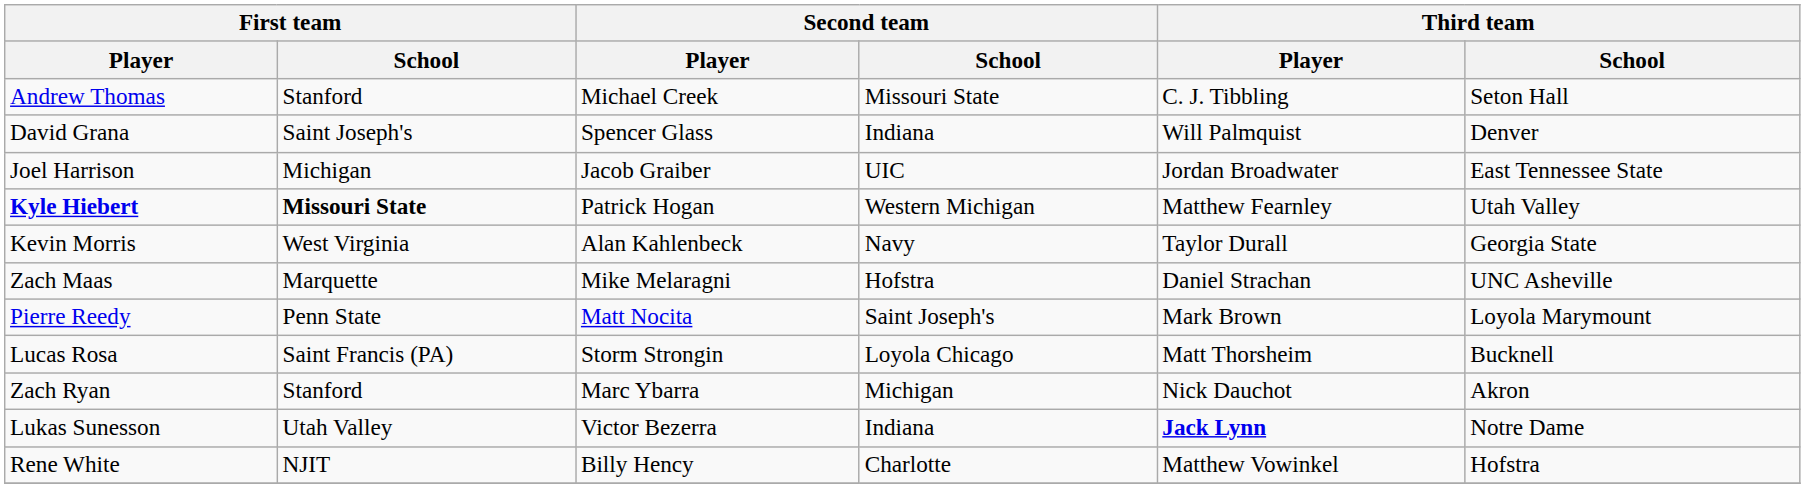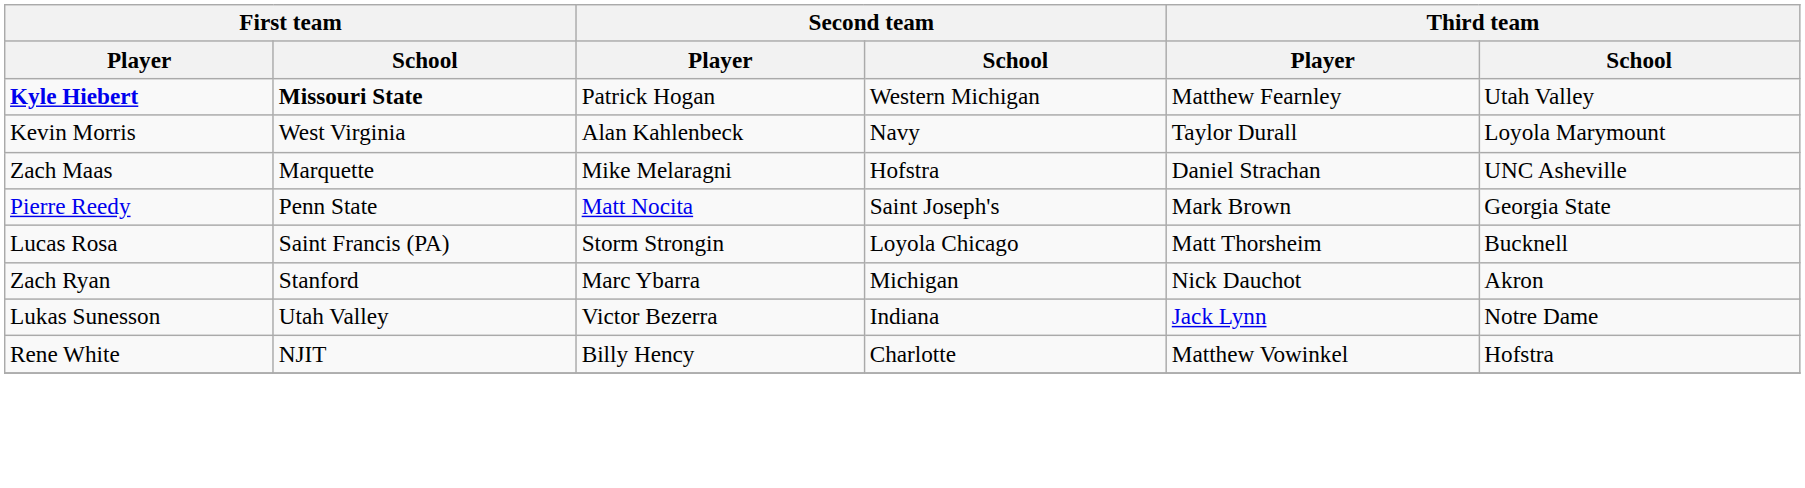- row: (87, 96)
- row: (70, 133)
- row: (72, 170)
(1533, 243) Georgia State -> (1575, 133) Loyola Marymount
(1561, 317) Loyola Marymount -> (1548, 206) Georgia State
(1214, 427) bold -> (1219, 317) normal
